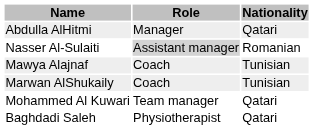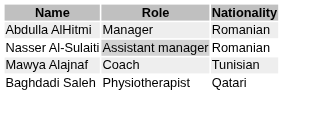(260, 30) Qatari -> (241, 30) Romanian
- row: (59, 83)
- row: (68, 100)
